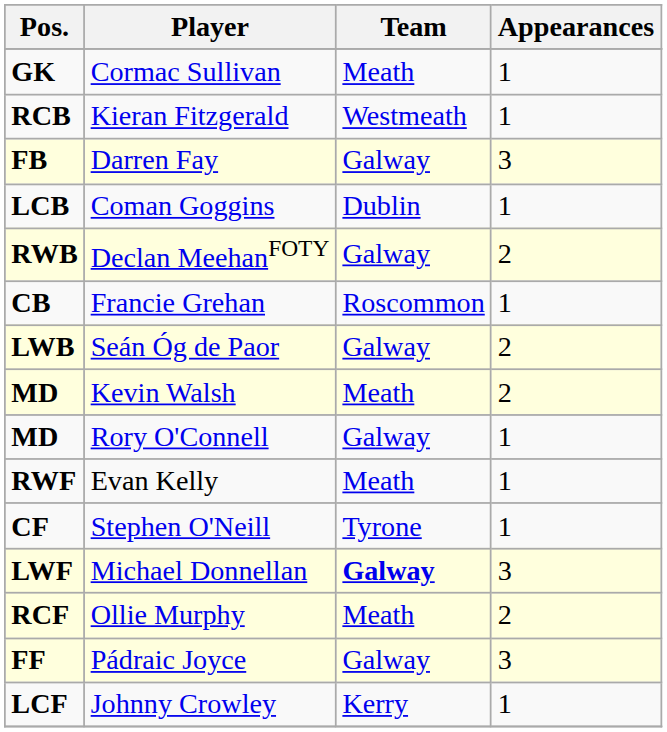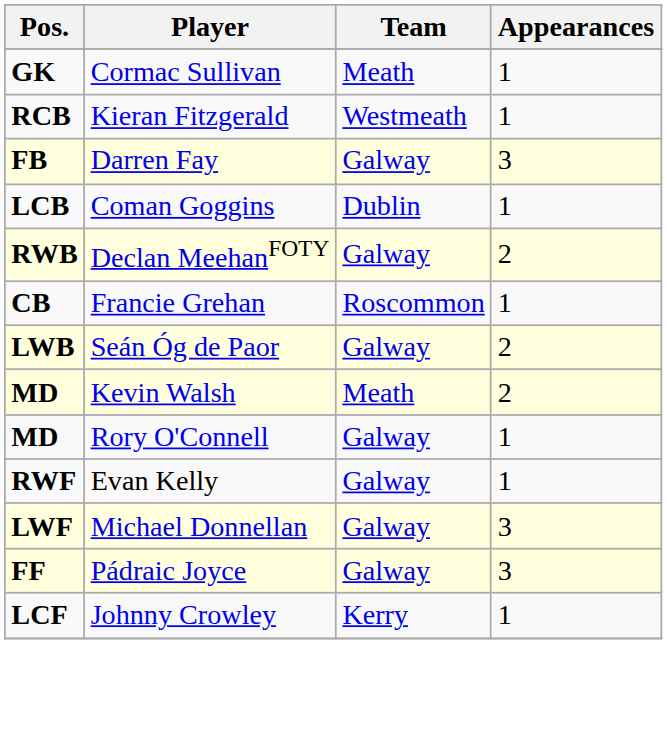(378, 481) Meath -> (386, 481) Galway
- row: (180, 525)
(389, 570) bold -> (386, 525) normal
- row: (168, 615)
